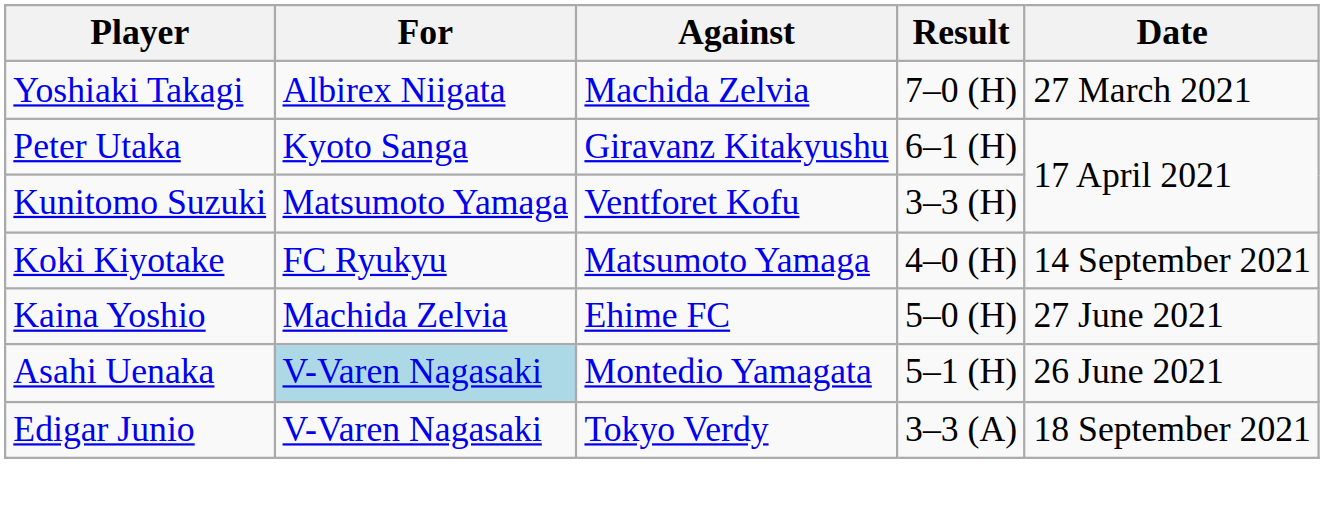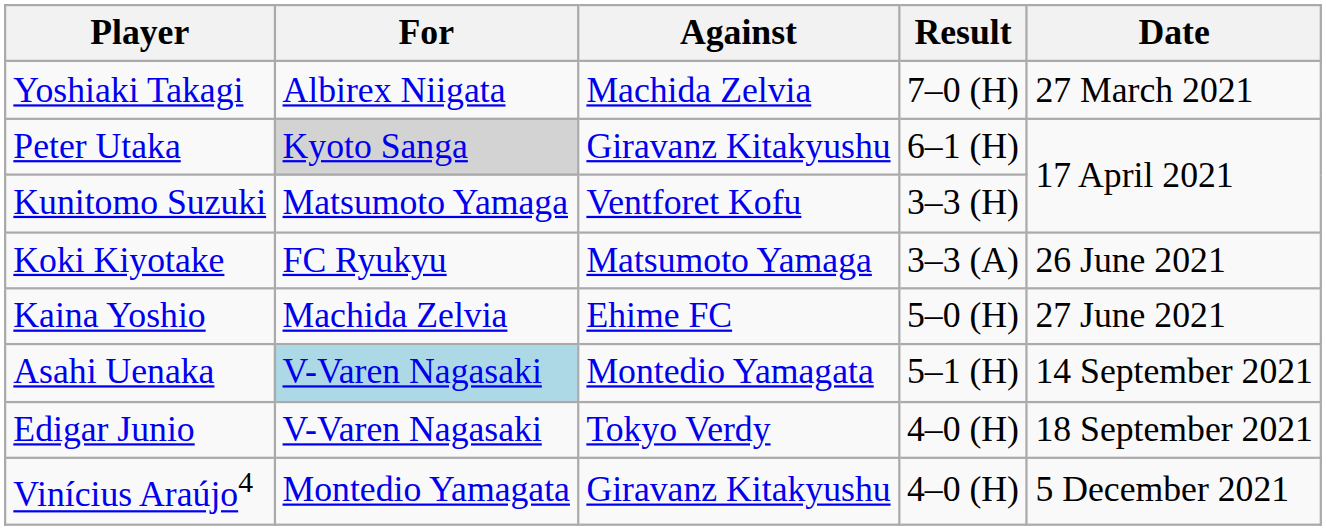(375, 145) no background -> (375, 145) lightgrey background
(961, 259) 4–0 (H) -> (963, 259) 3–3 (A)
(1172, 259) 14 September 2021 -> (1131, 259) 26 June 2021
(1129, 372) 26 June 2021 -> (1174, 372) 14 September 2021
(961, 428) 3–3 (A) -> (963, 428) 4–0 (H)
+ row: (133, 490)
